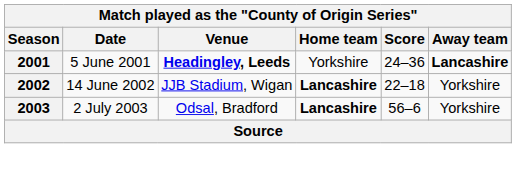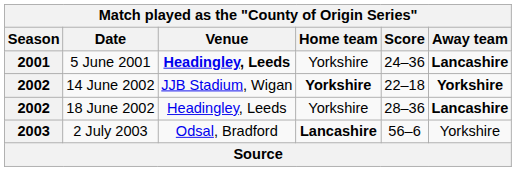(338, 85) Lancashire -> (338, 85) Yorkshire
(470, 85) normal -> (470, 85) bold
+ row: (110, 108)
